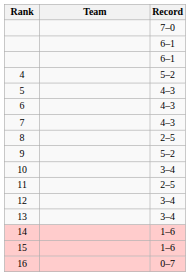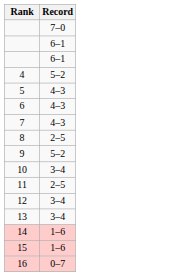- column: (95, 12)
